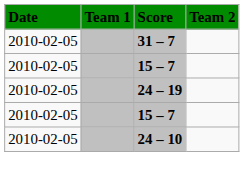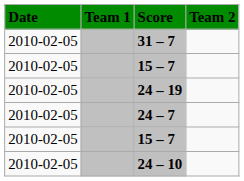+ row: (43, 115)
